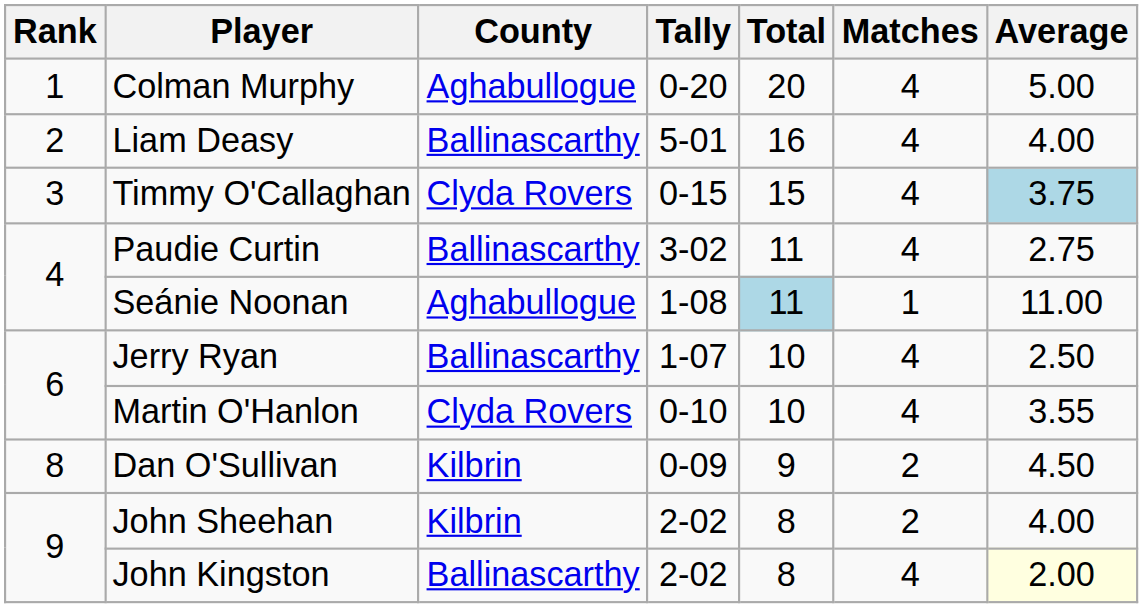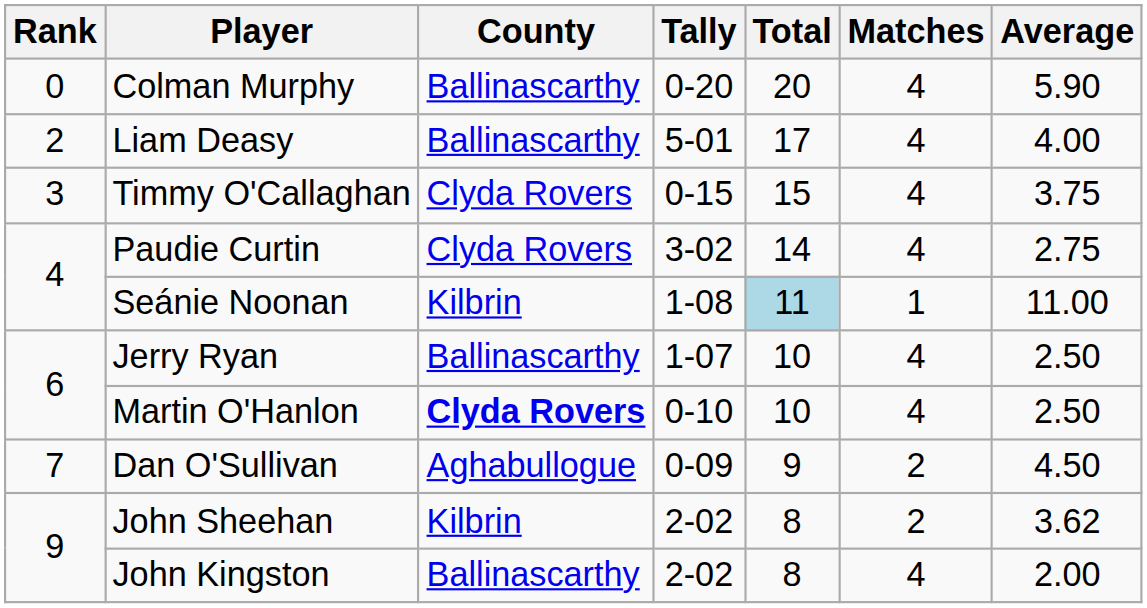(55, 85) 1 -> (55, 85) 0
(531, 85) Aghabullogue -> (533, 85) Ballinascarthy
(1062, 85) 5.00 -> (1067, 85) 5.90
(786, 140) 16 -> (792, 140) 17
(1062, 194) lightblue background -> (1067, 194) no background
(533, 248) Ballinascarthy -> (529, 248) Clyda Rovers
(786, 248) 11 -> (792, 248) 14
(531, 303) Aghabullogue -> (474, 303) Kilbrin
(529, 411) normal -> (536, 411) bold
(1062, 411) 3.55 -> (1067, 411) 2.50
(55, 466) 8 -> (55, 466) 7
(474, 466) Kilbrin -> (531, 466) Aghabullogue
(1062, 520) 4.00 -> (1067, 520) 3.62
(1062, 574) lightyellow background -> (1067, 574) no background
